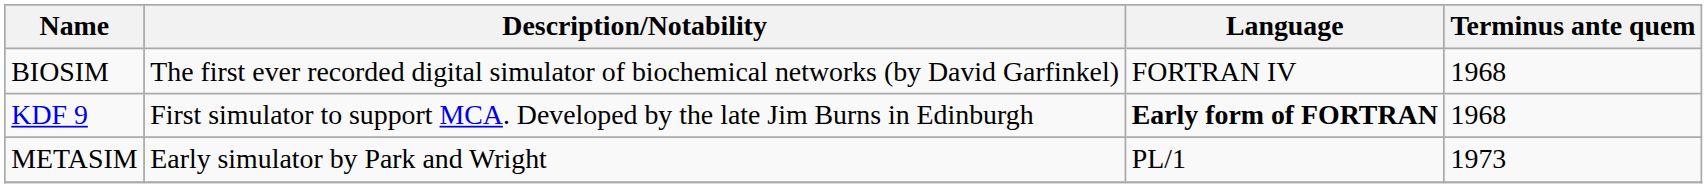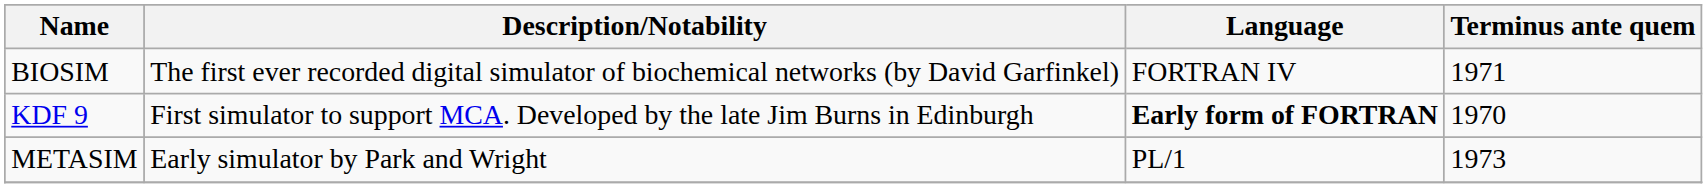(1478, 70) 1968 -> (1478, 70) 1971
(1478, 114) 1968 -> (1478, 114) 1970
